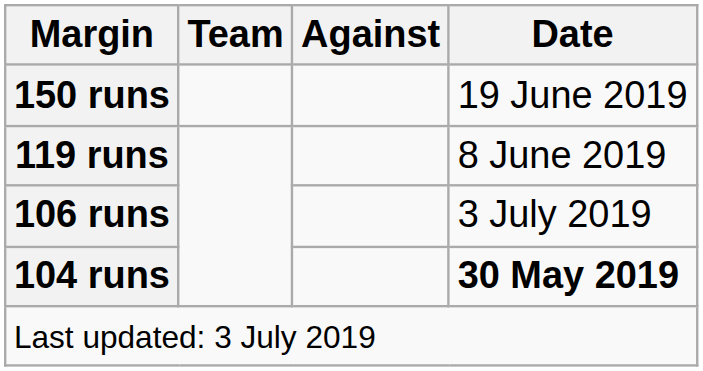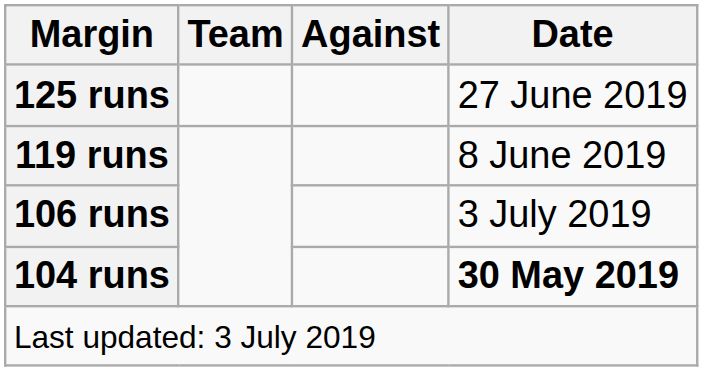- row: (92, 94)
+ row: (92, 94)
